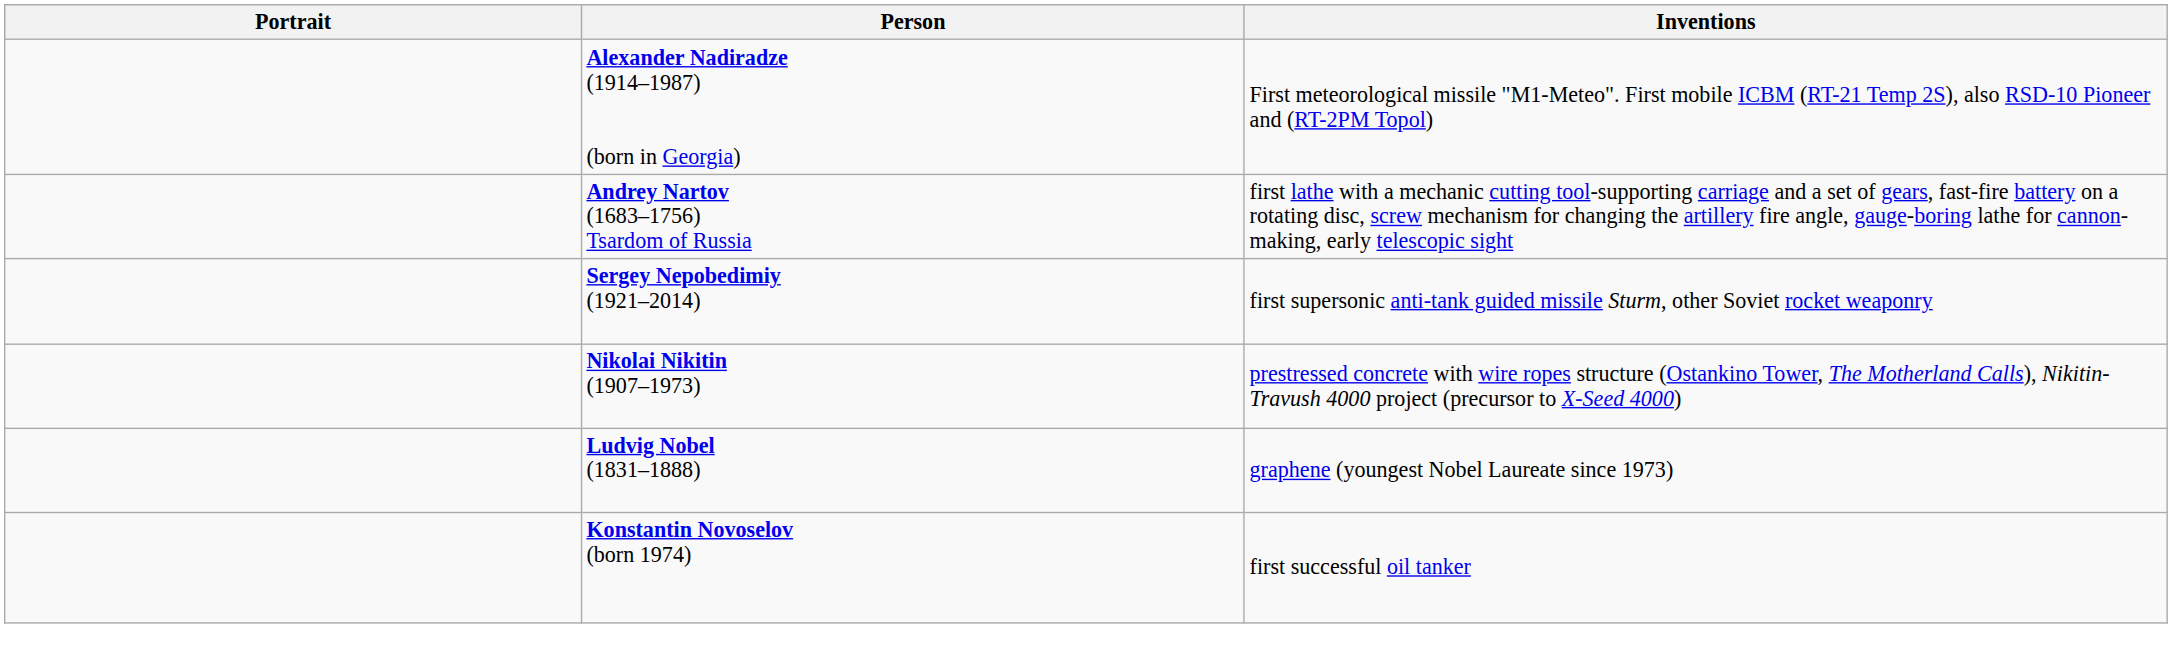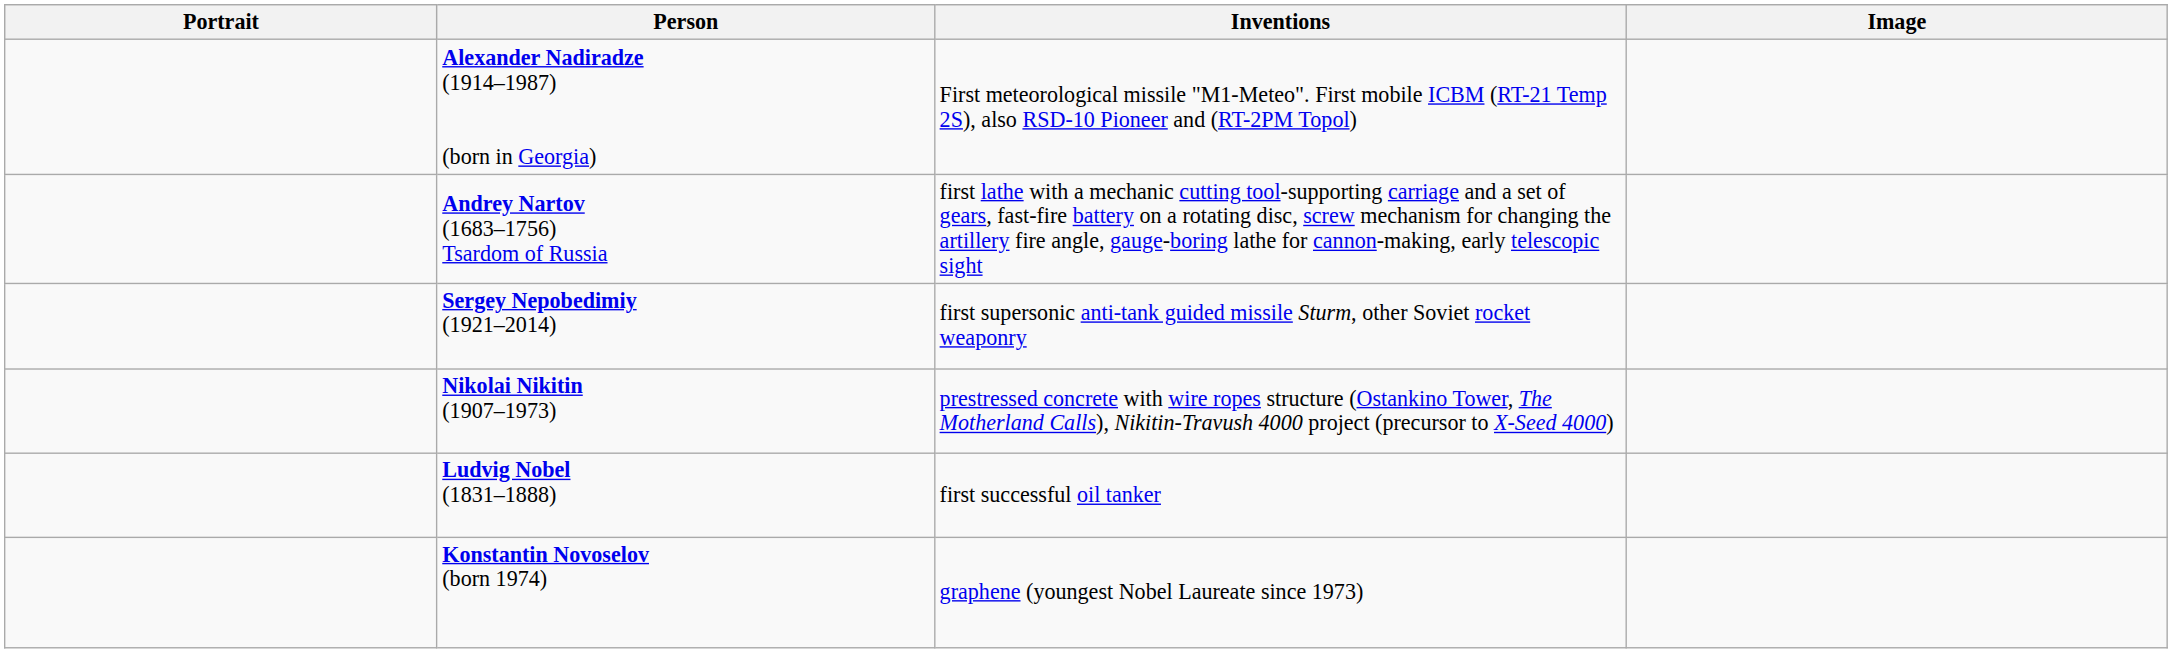+ column: (1897, 22)
(1461, 470) graphene (youngest Nobel Laureate since 1973) -> (1050, 495) first successful oil tanker
(1360, 567) first successful oil tanker -> (1151, 592) graphene (youngest Nobel Laureate since 1973)
